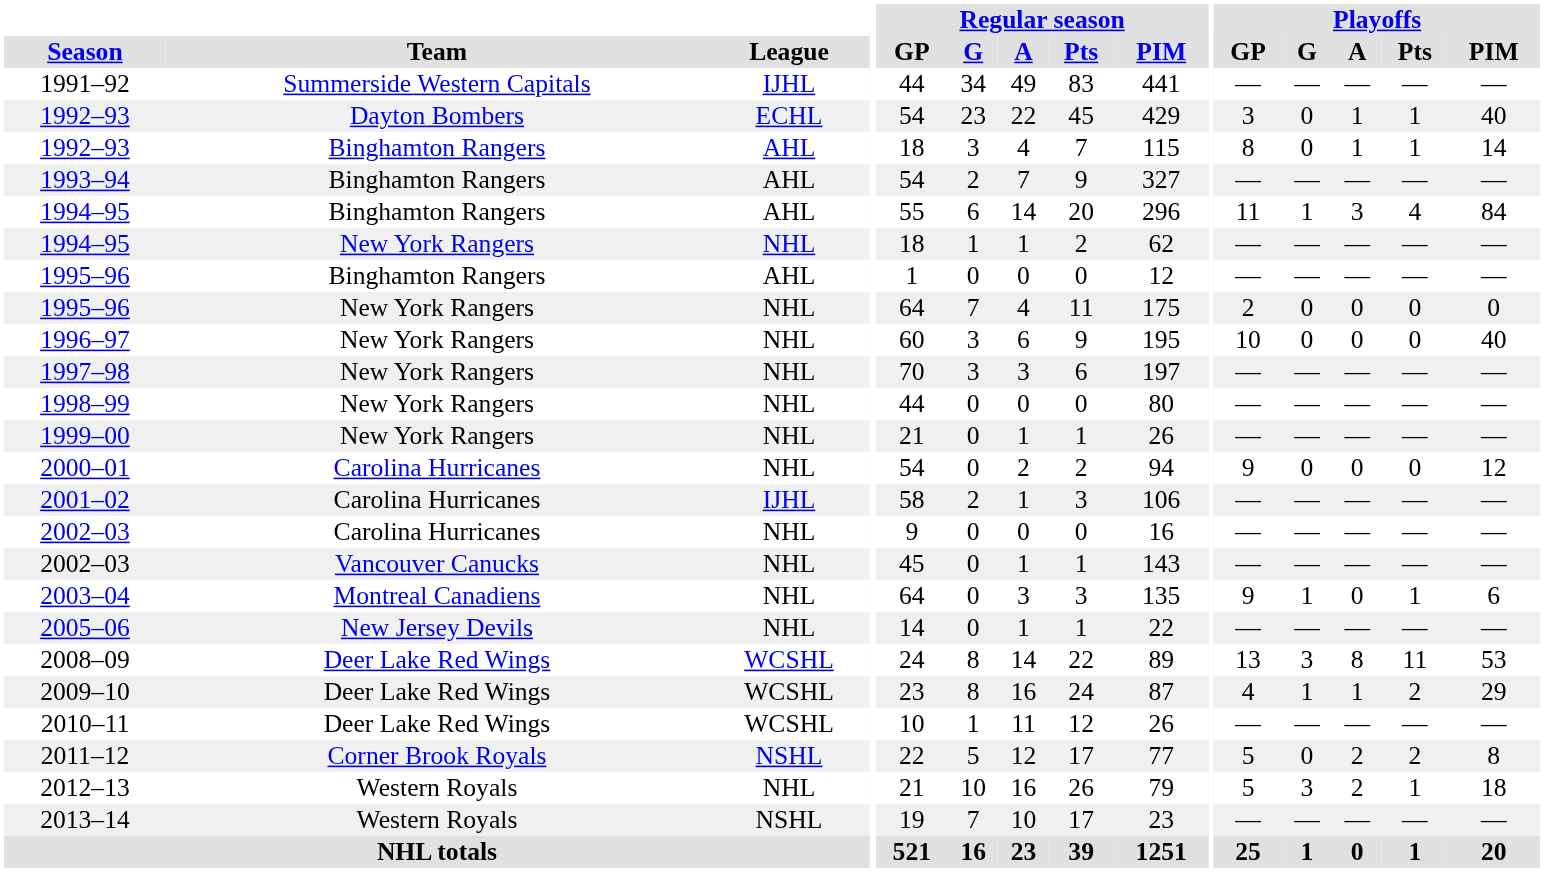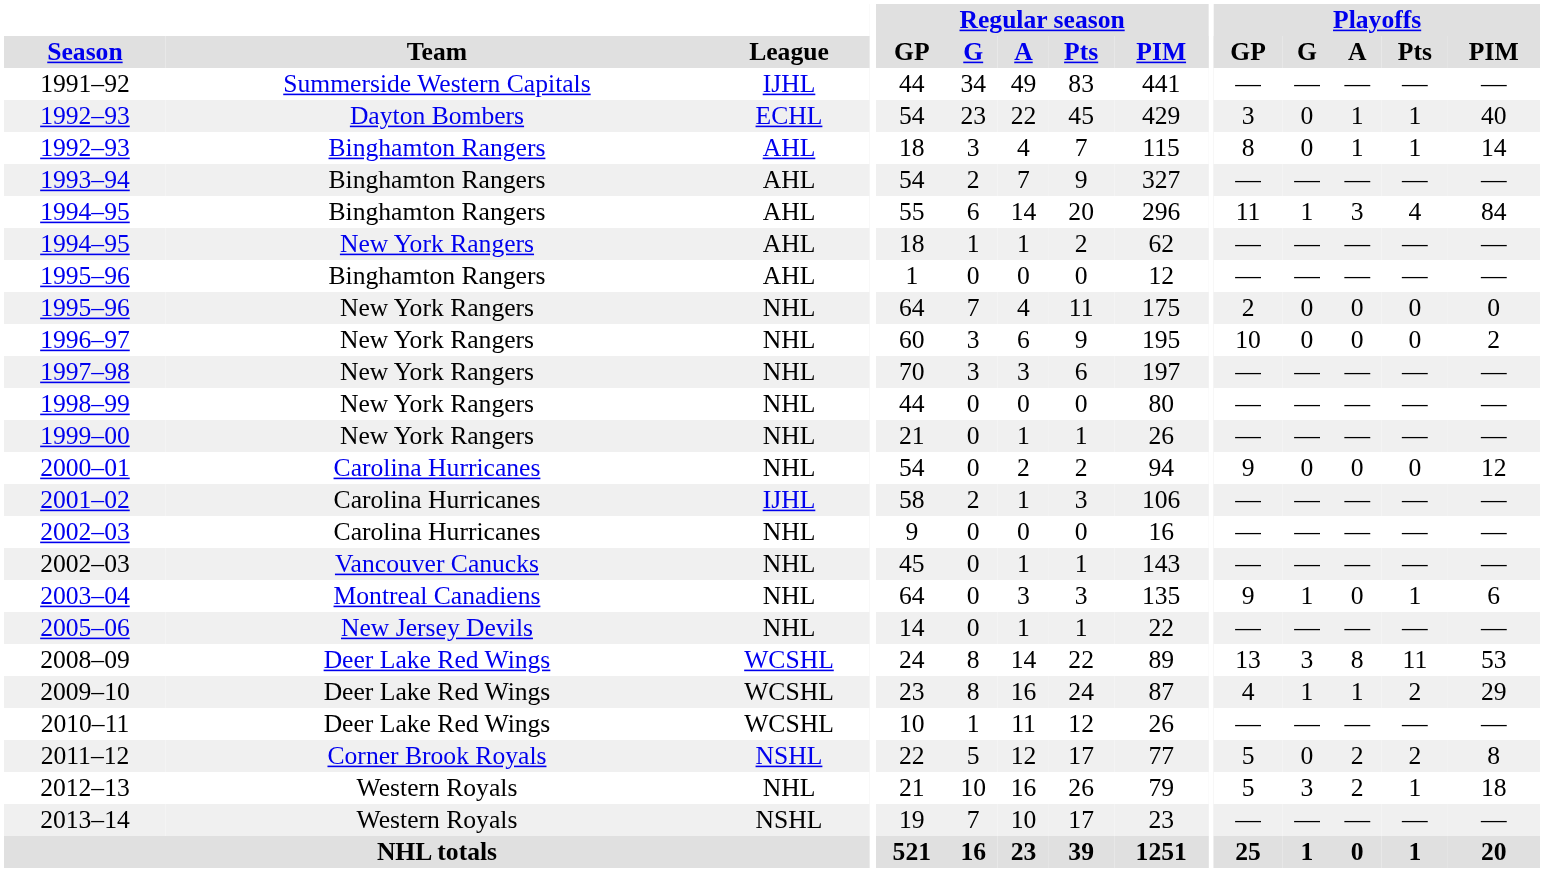(789, 243) NHL -> (789, 243) AHL
(1494, 339) 40 -> (1494, 339) 2
